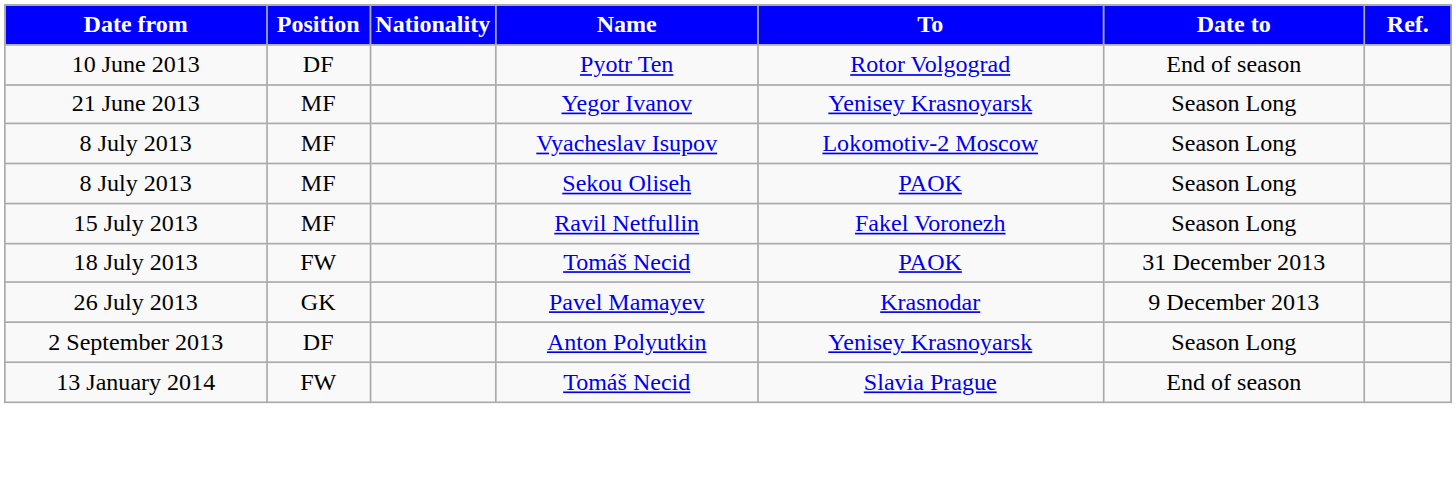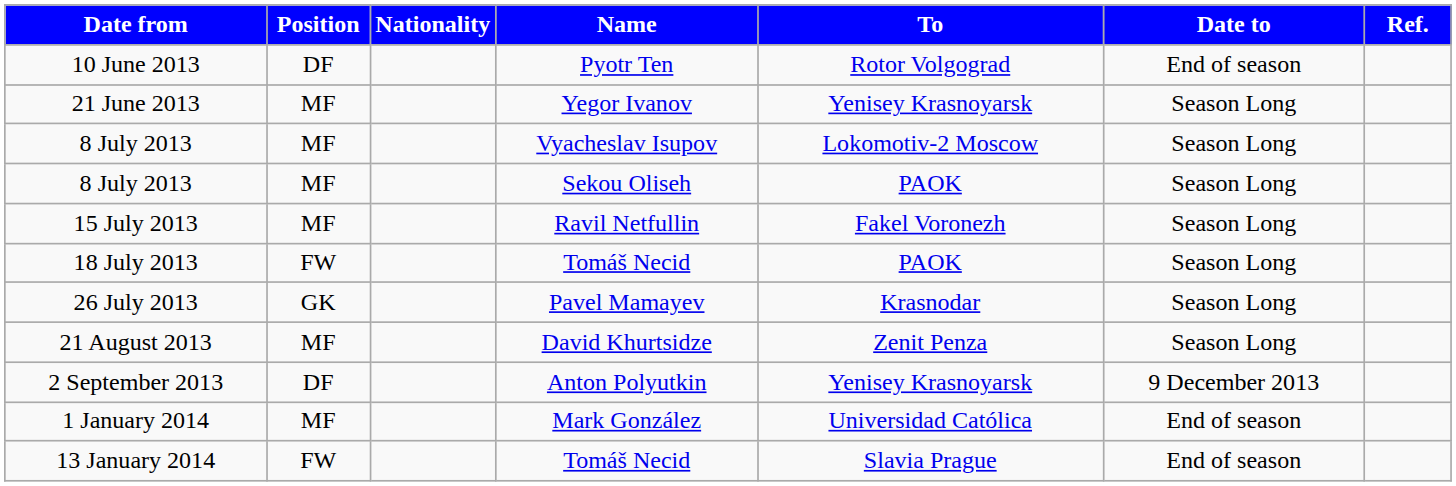(1234, 262) 31 December 2013 -> (1234, 262) Season Long
(1234, 302) 9 December 2013 -> (1234, 302) Season Long
+ row: (136, 342)
(1234, 342) Season Long -> (1234, 381) 9 December 2013
+ row: (136, 421)
